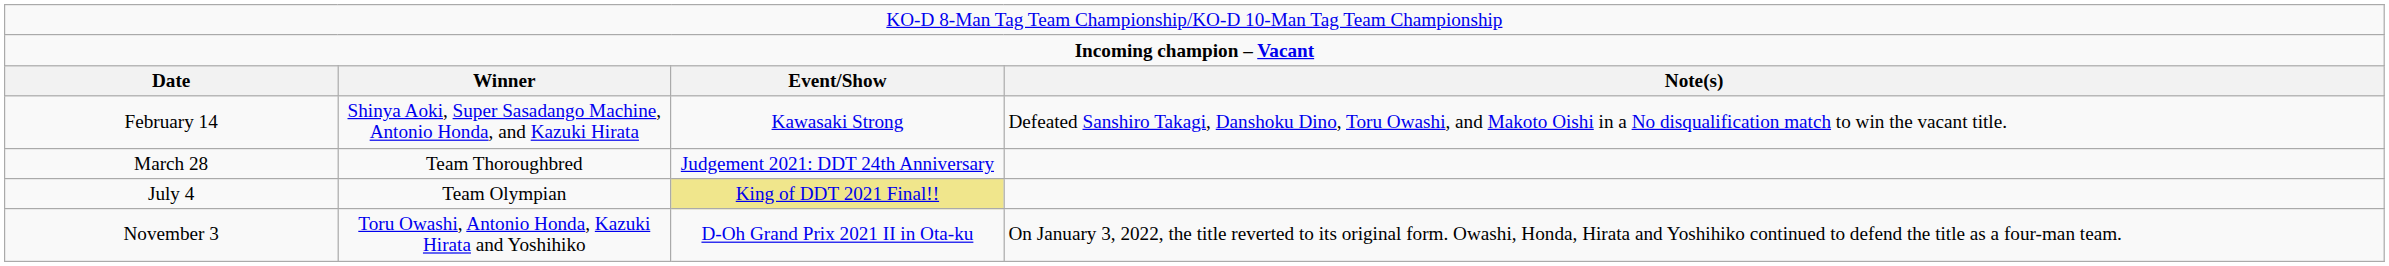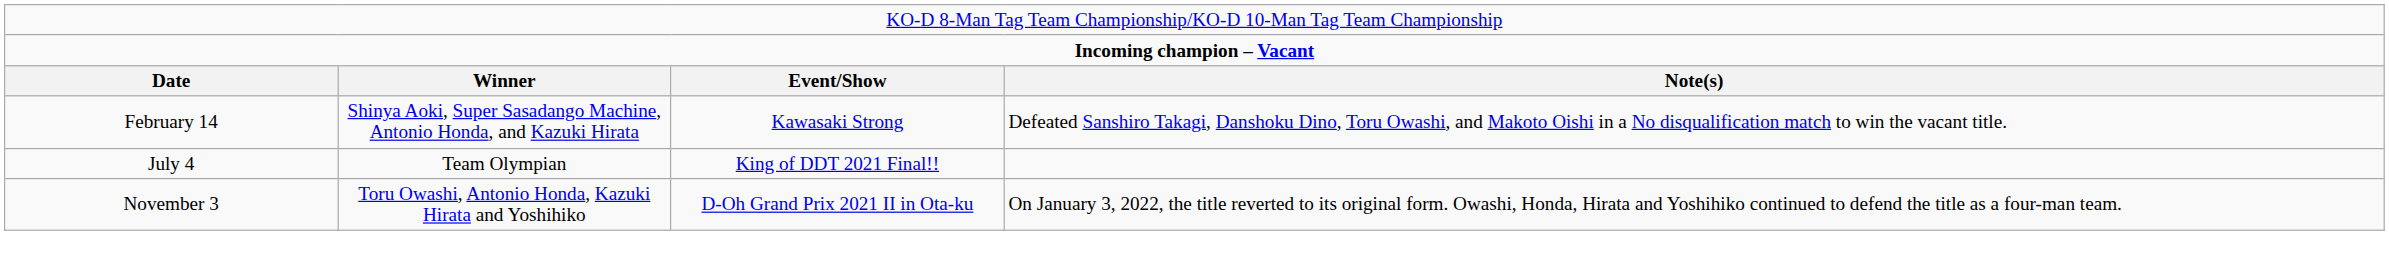- row: (171, 163)
(837, 193) khaki background -> (837, 163) no background
